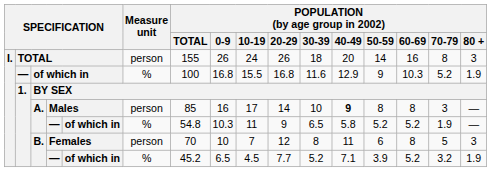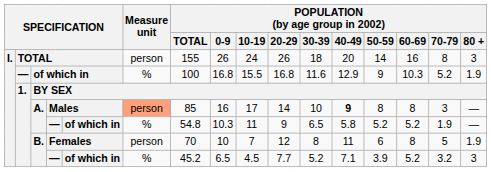(147, 108) no background -> (147, 108) lightsalmon background
(474, 141) 3 -> (474, 141) 1.9
(474, 158) 1.9 -> (474, 158) 3
